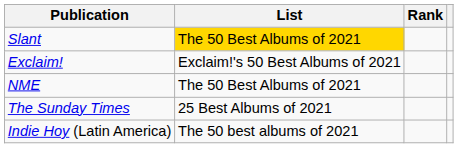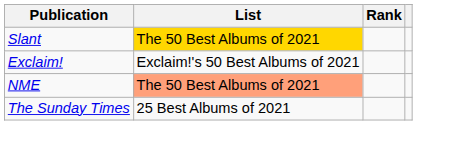(269, 85) no background -> (228, 85) lightsalmon background
- row: (90, 131)
